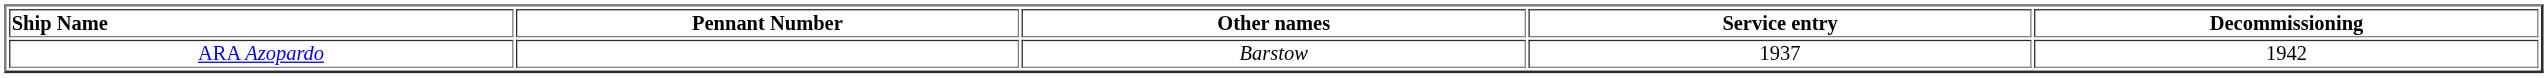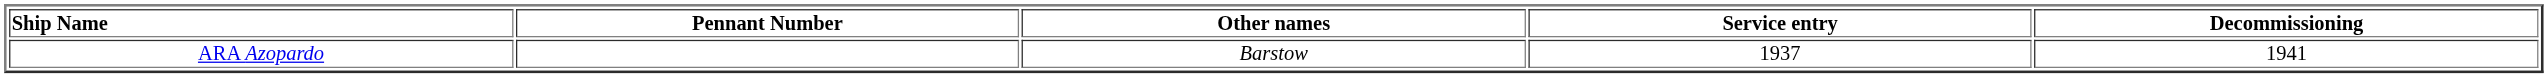(2286, 53) 1942 -> (2286, 53) 1941
